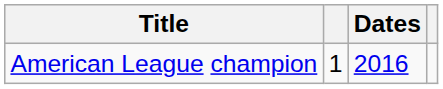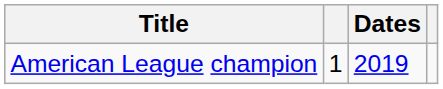(381, 63) 2016 -> (381, 63) 2019
